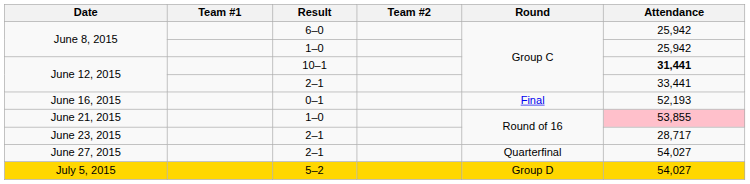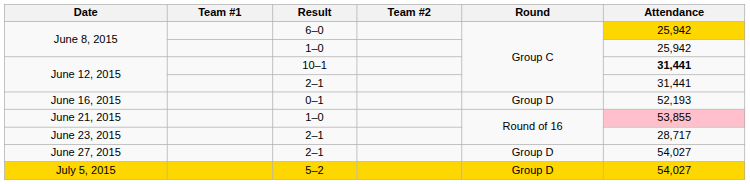(674, 30) no background -> (674, 30) gold background
(674, 83) 33,441 -> (674, 83) 31,441
(533, 100) Final -> (533, 100) Group D
(533, 153) Quarterfinal -> (533, 153) Group D
